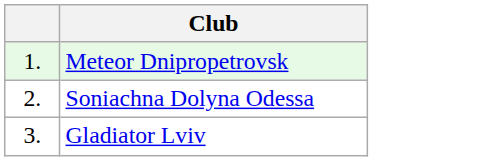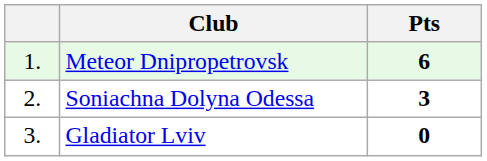+ column: (424, 23)
